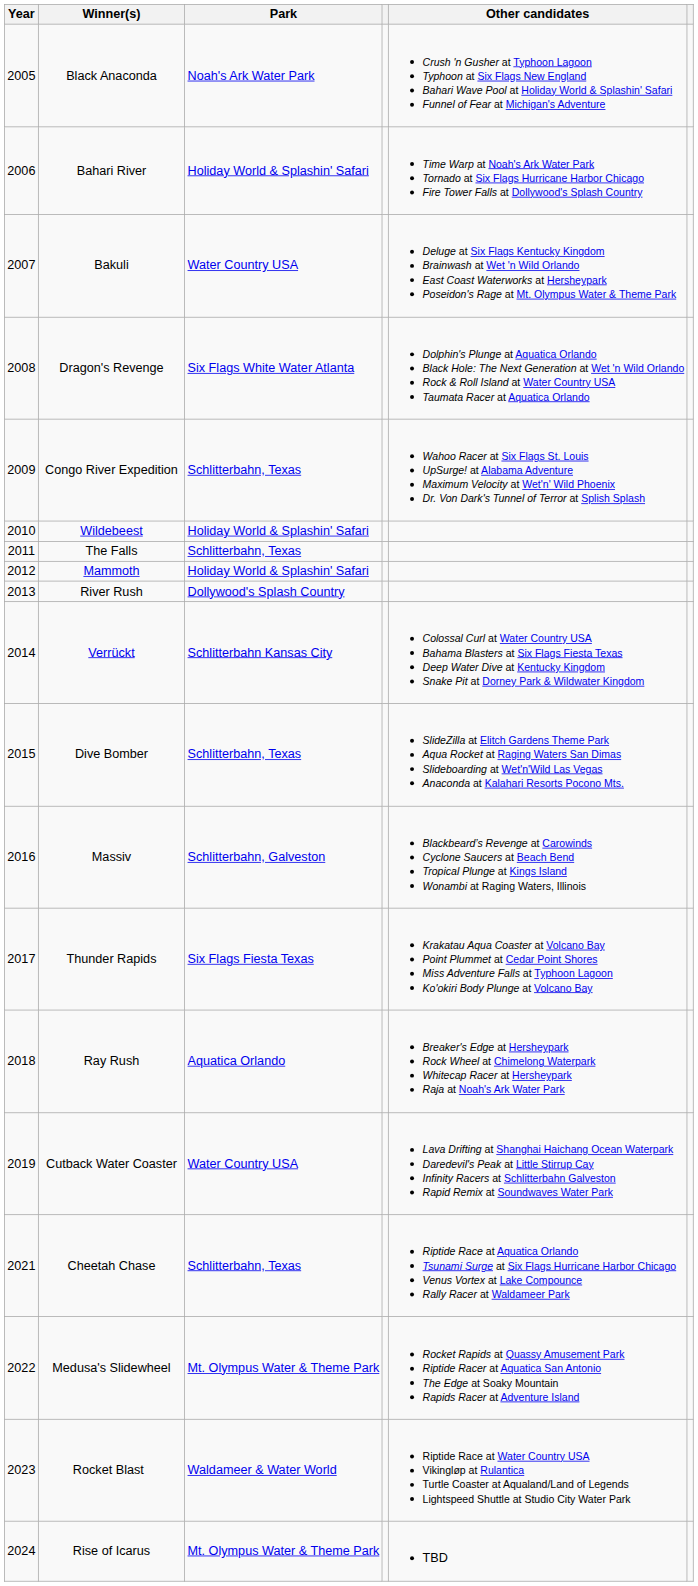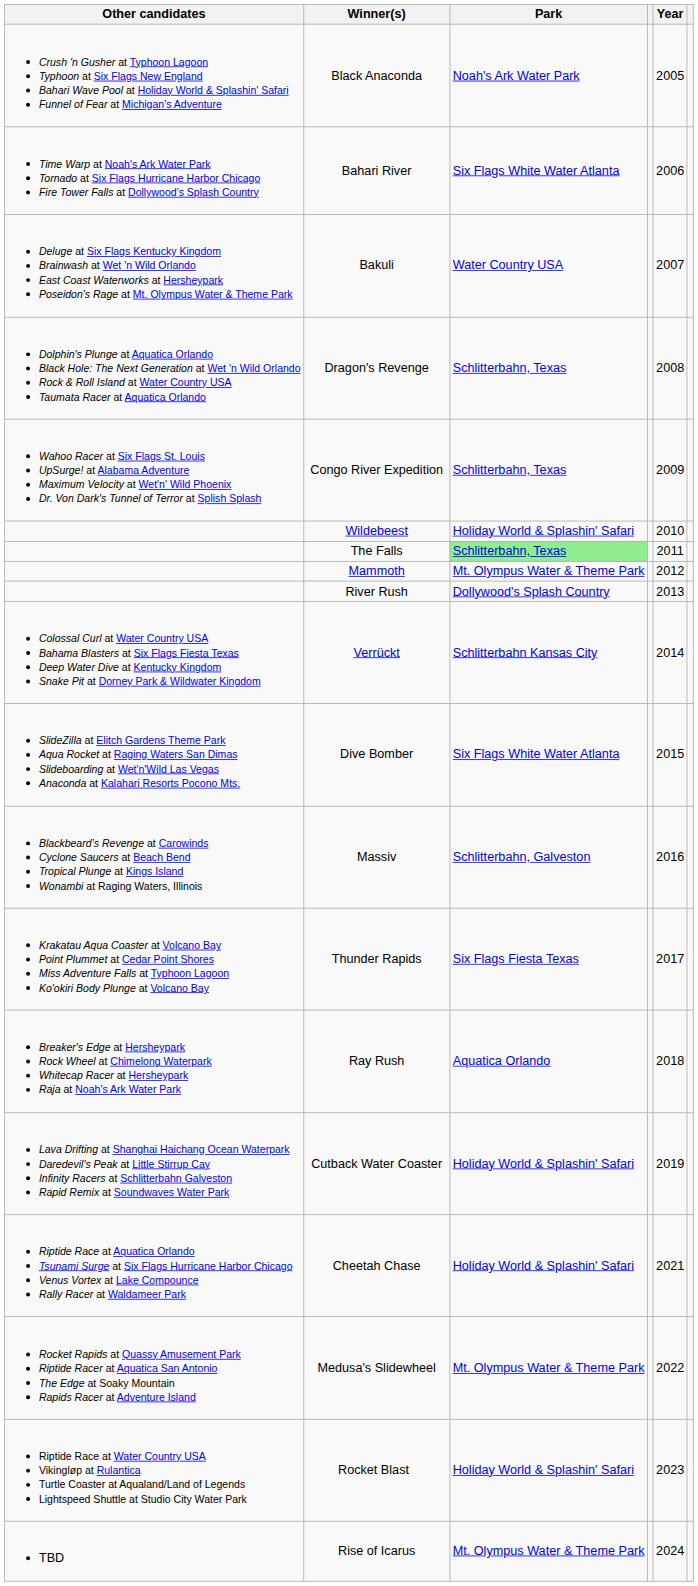columns swapped: (21, 14) <-> (538, 14)
(278, 170) Holiday World & Splashin' Safari -> (536, 170) Six Flags White Water Atlanta
(271, 368) Six Flags White Water Atlanta -> (510, 368) Schlitterbahn, Texas
(244, 551) no background -> (510, 551) lightgreen background
(278, 571) Holiday World & Splashin' Safari -> (549, 571) Mt. Olympus Water & Theme Park
(244, 754) Schlitterbahn, Texas -> (536, 754) Six Flags White Water Atlanta
(243, 1163) Water Country USA -> (543, 1163) Holiday World & Splashin' Safari
(244, 1265) Schlitterbahn, Texas -> (543, 1265) Holiday World & Splashin' Safari
(262, 1470) Waldameer & Water World -> (543, 1470) Holiday World & Splashin' Safari
